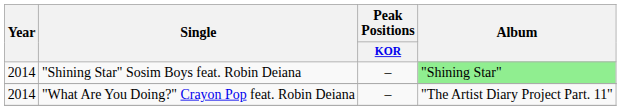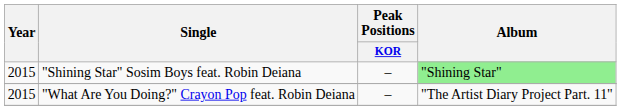(22, 72) 2014 -> (22, 72) 2015
(22, 94) 2014 -> (22, 94) 2015
